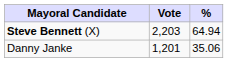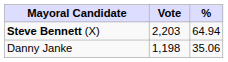(166, 48) 1,201 -> (166, 48) 1,198
